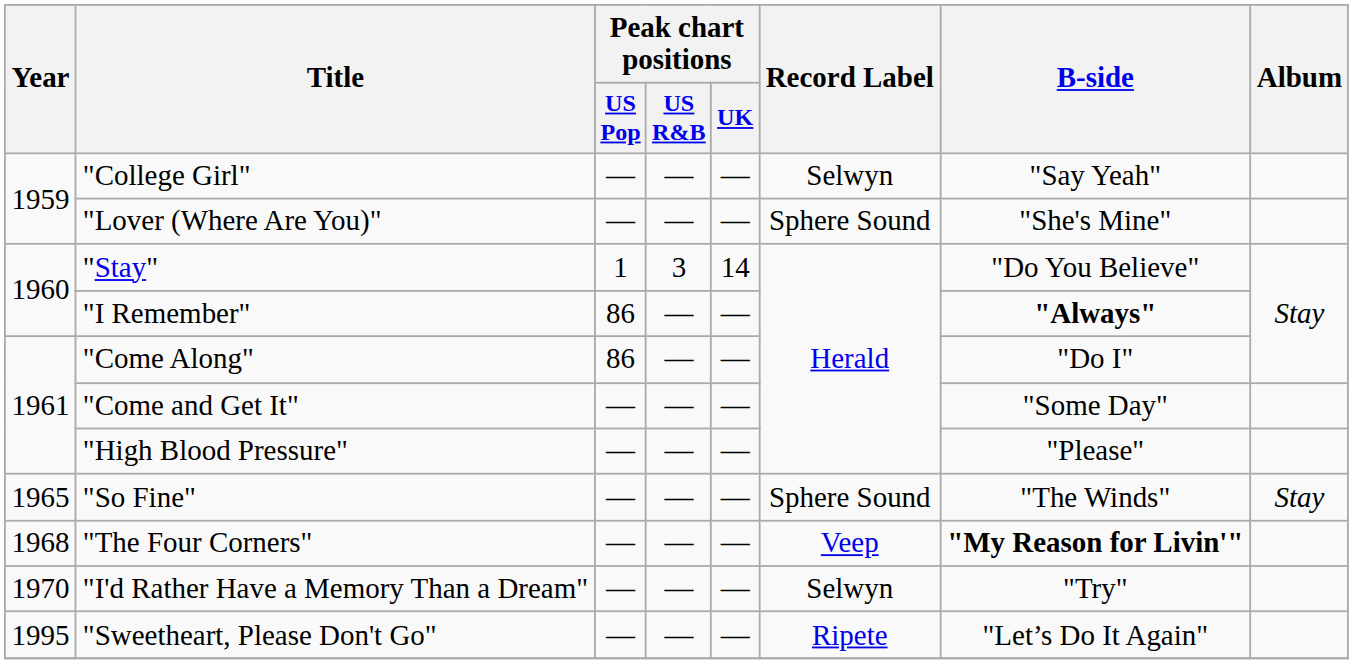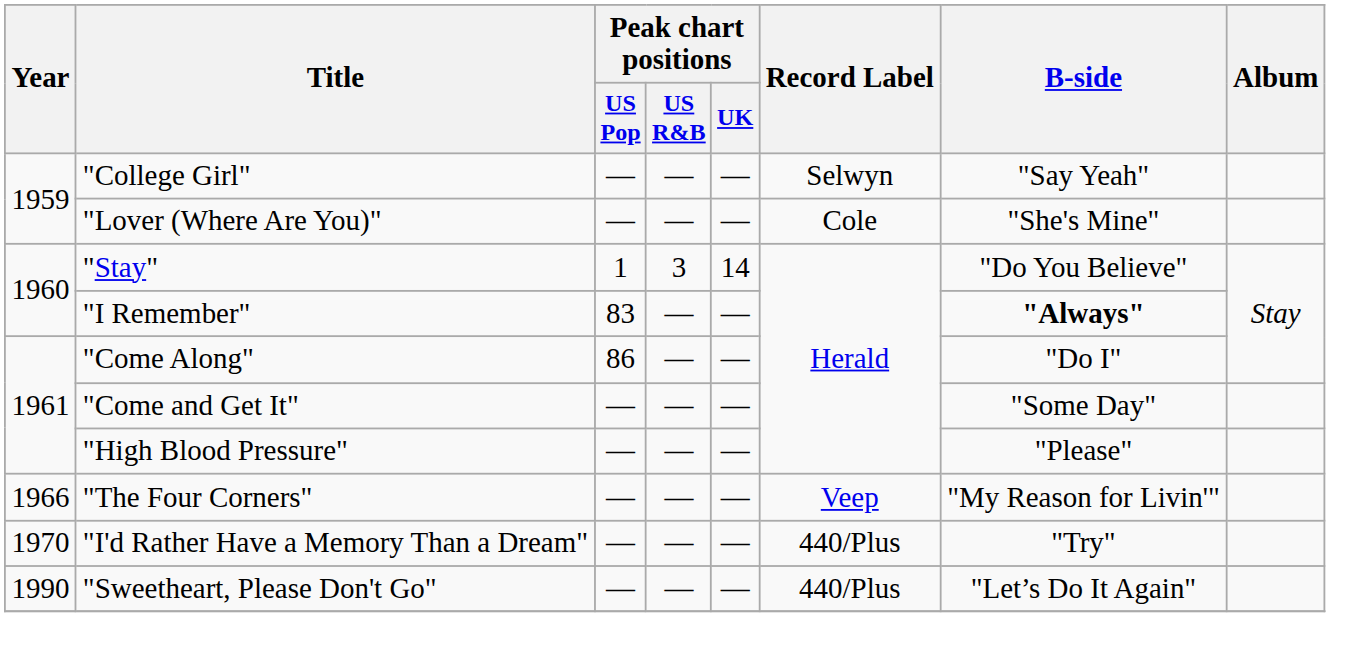(850, 221) Sphere Sound -> (850, 221) Cole
(621, 313) 86 -> (621, 313) 83
- row: (139, 496)
(41, 542) 1968 -> (41, 496) 1966
(1095, 542) bold -> (1083, 496) normal
(850, 588) Selwyn -> (850, 542) 440/Plus
(41, 634) 1995 -> (41, 588) 1990
(850, 634) Ripete -> (850, 588) 440/Plus
